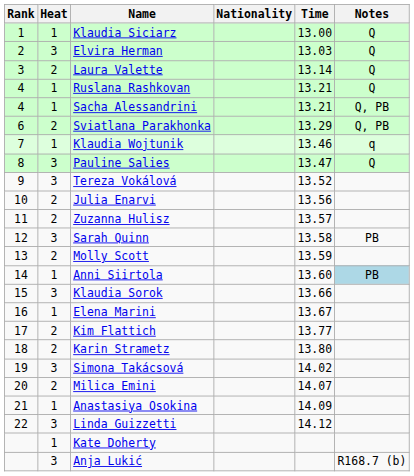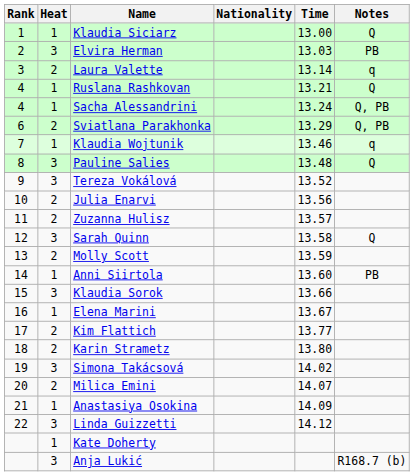(372, 51) Q -> (372, 51) PB
(372, 70) Q -> (372, 70) q
(315, 107) 13.21 -> (315, 107) 13.24
(315, 163) 13.47 -> (315, 163) 13.48
(372, 238) PB -> (372, 238) Q
(372, 275) lightblue background -> (372, 275) no background
